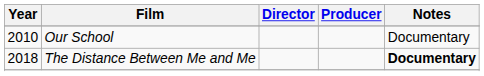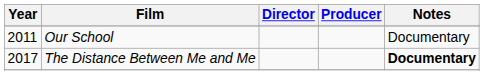(23, 37) 2010 -> (22, 37) 2011
(23, 59) 2018 -> (23, 59) 2017
